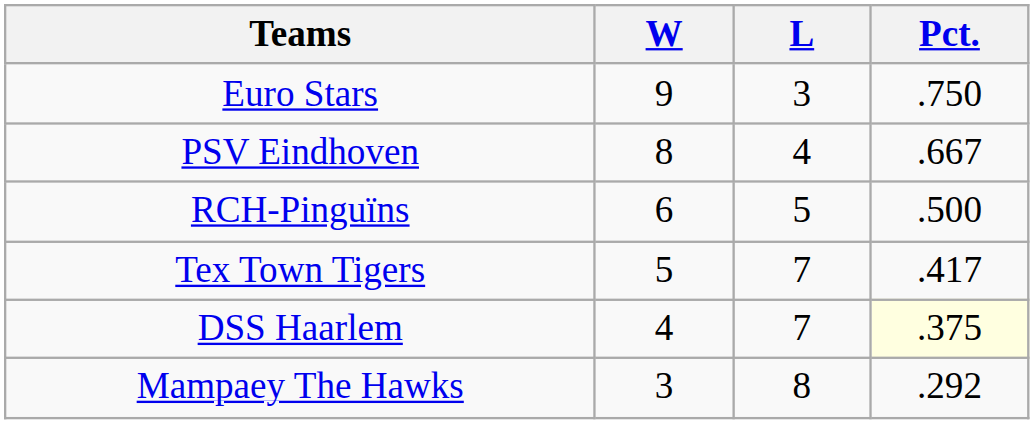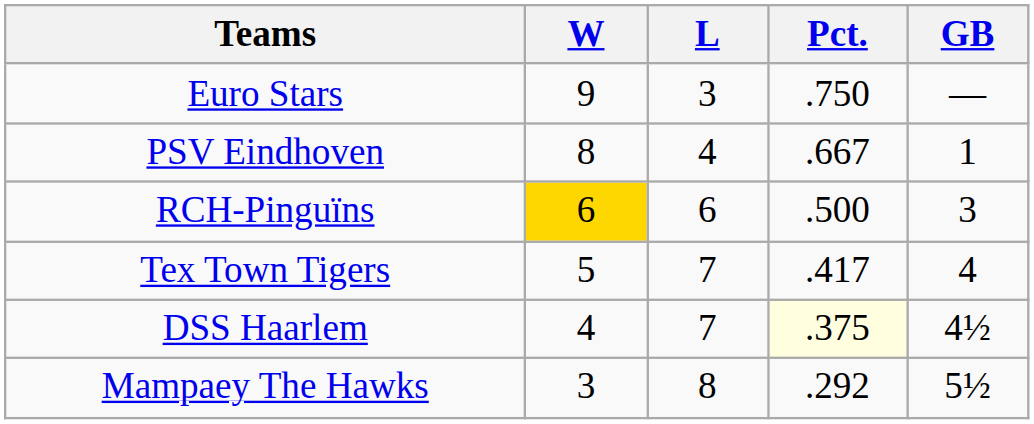+ column: (968, 33)
(664, 210) no background -> (586, 210) gold background
(802, 210) 5 -> (707, 210) 6
